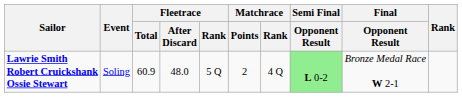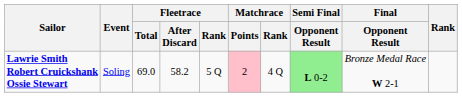(146, 72) 60.9 -> (146, 72) 69.0
(180, 72) 48.0 -> (180, 72) 58.2
(245, 72) no background -> (245, 72) pink background
